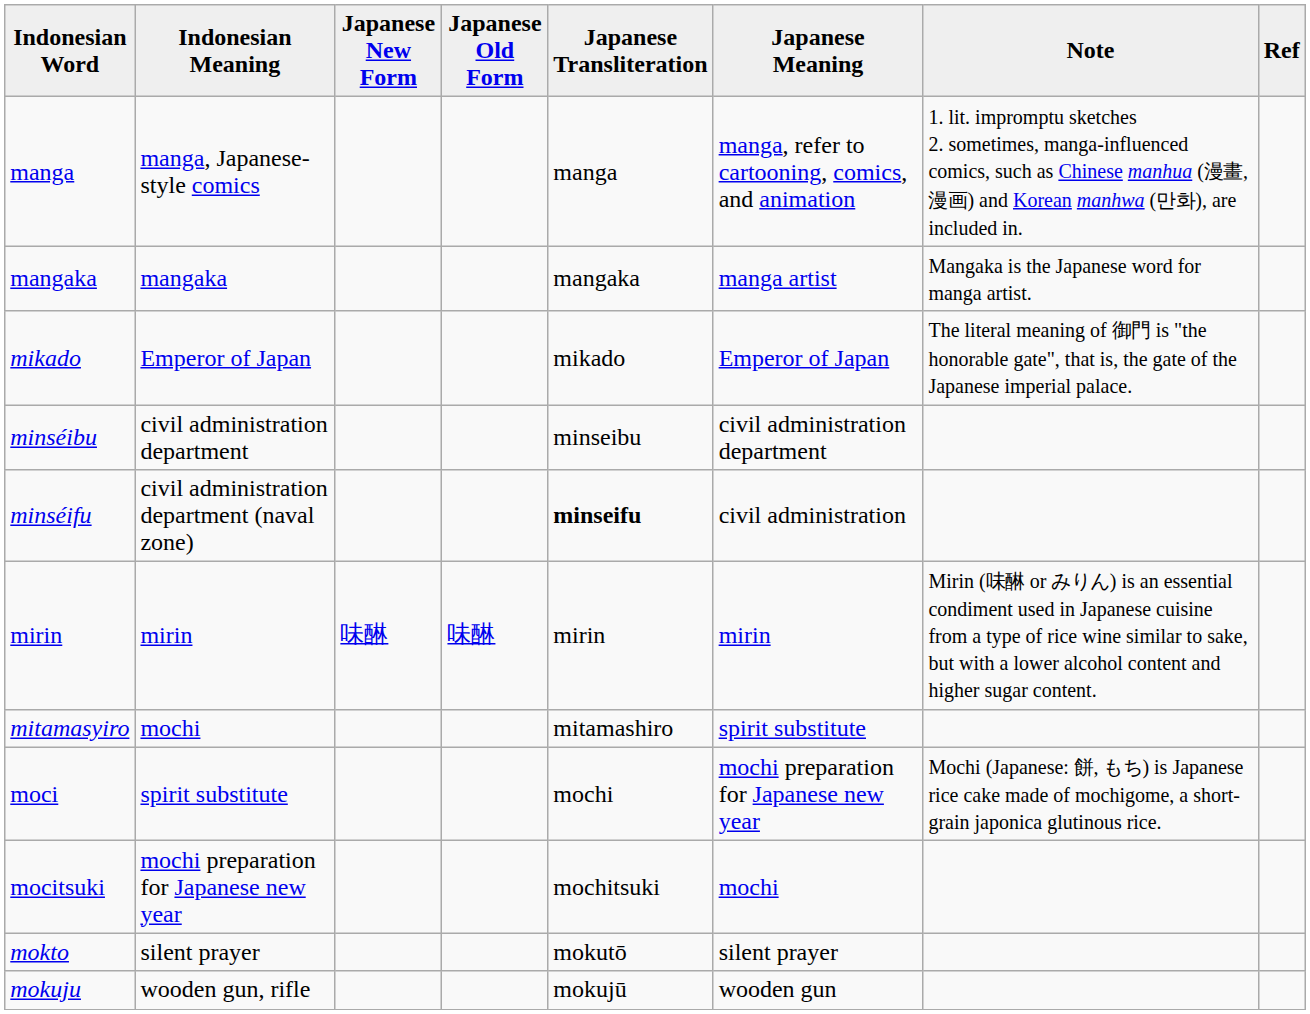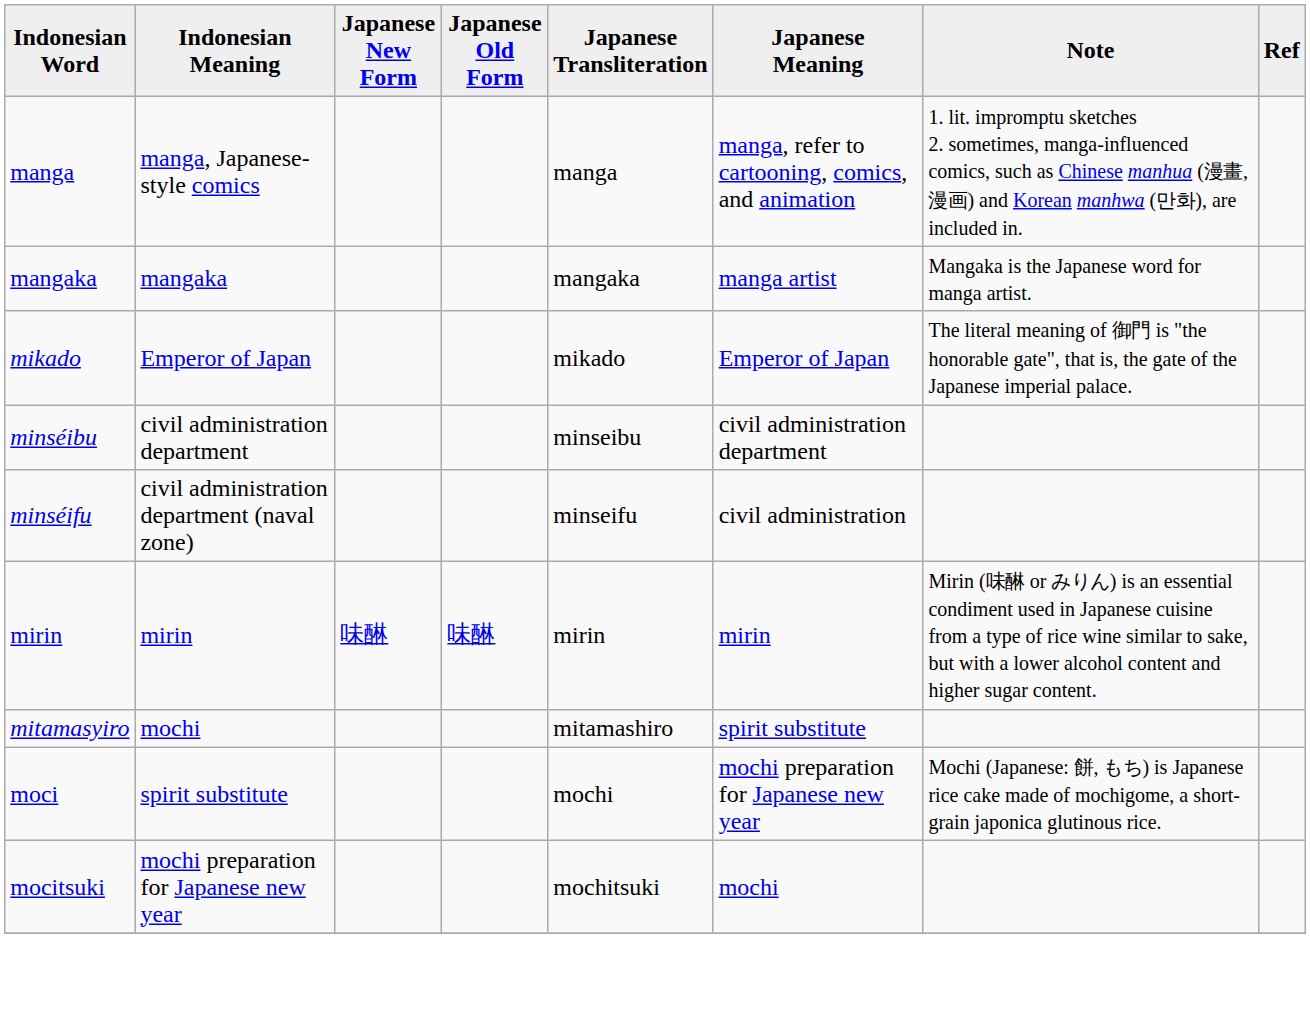(597, 515) bold -> (595, 515) normal
- row: (40, 951)
- row: (46, 989)
